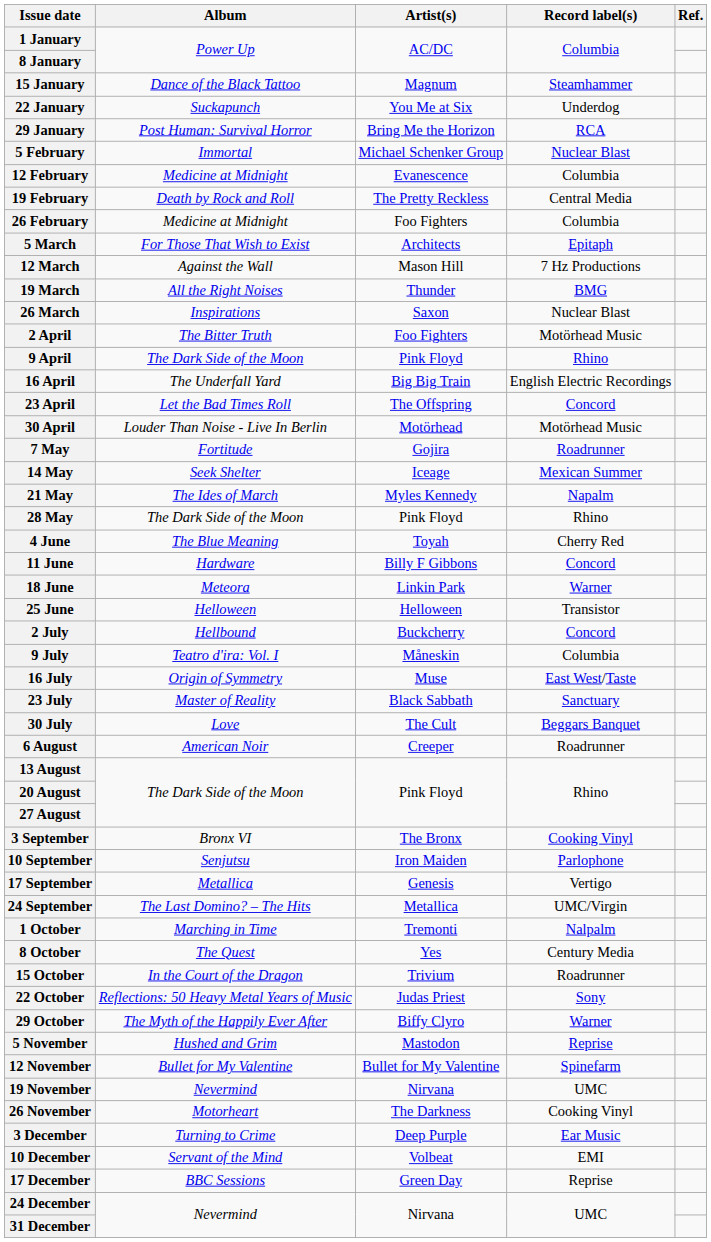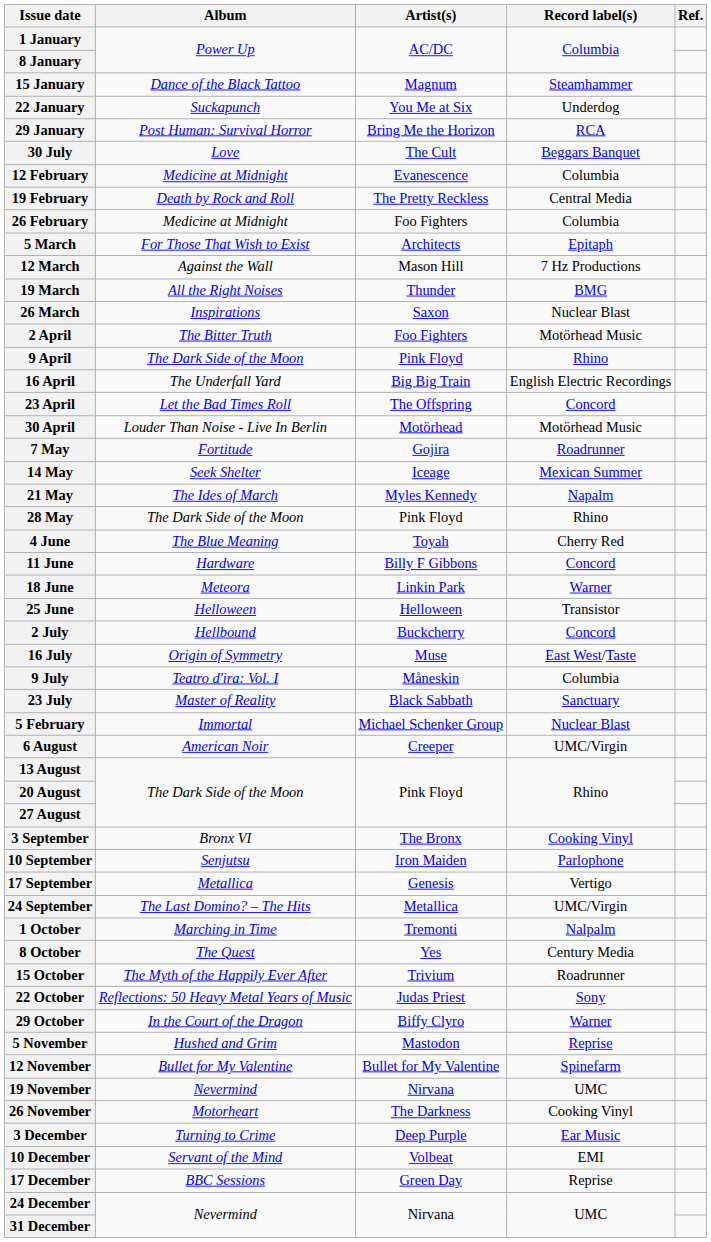rows swapped: (50, 152) <-> (50, 723)
rows swapped: (50, 655) <-> (50, 678)
(591, 746) Roadrunner -> (591, 746) UMC/Virgin
(225, 975) In the Court of the Dragon -> (225, 975) The Myth of the Happily Ever After
(225, 1020) The Myth of the Happily Ever After -> (225, 1020) In the Court of the Dragon
